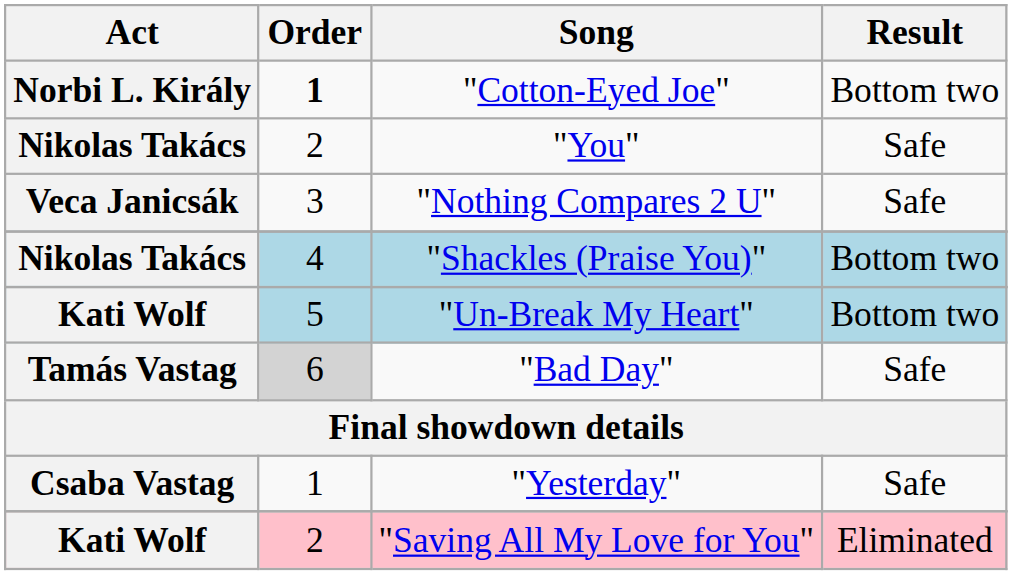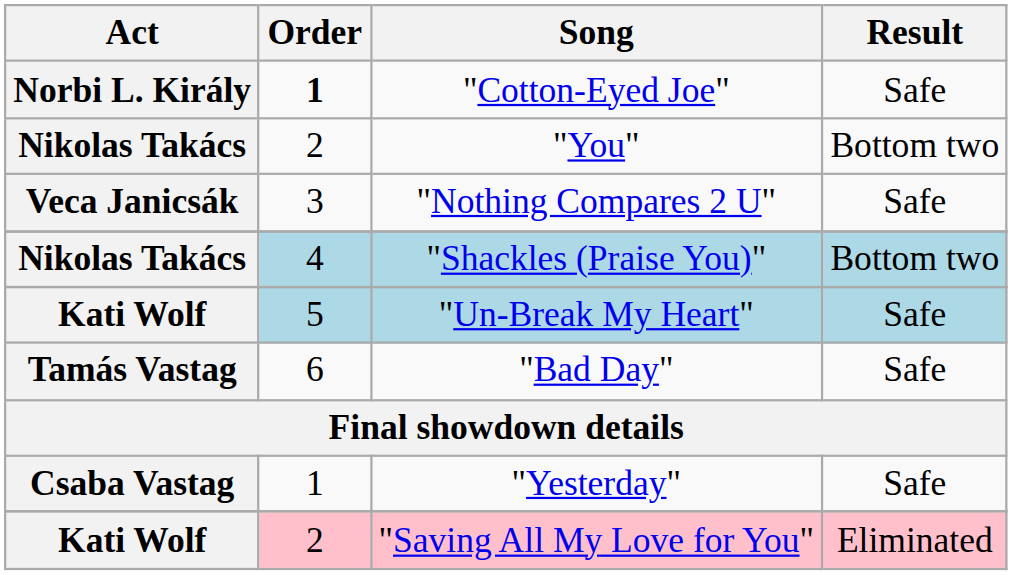(915, 88) Bottom two -> (915, 88) Safe
(915, 145) Safe -> (915, 145) Bottom two
(915, 314) Bottom two -> (915, 314) Safe
(315, 370) lightgrey background -> (315, 370) no background
